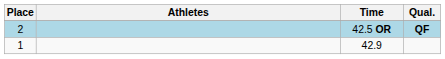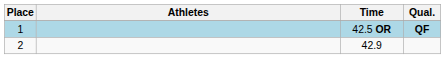(20, 29) 2 -> (20, 29) 1
(20, 45) 1 -> (20, 45) 2
